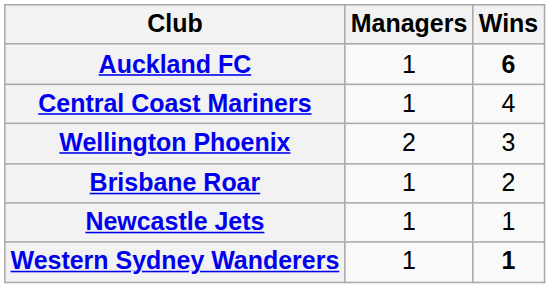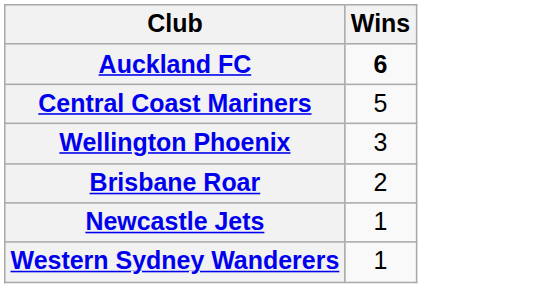- column: (409, 24)
(509, 103) 4 -> (380, 103) 5
(509, 261) bold -> (380, 261) normal
